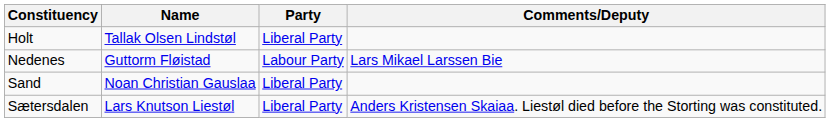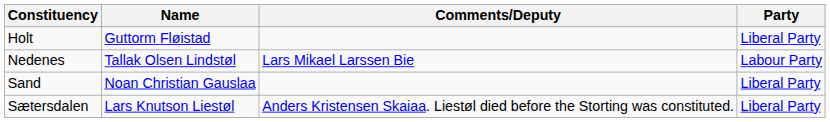columns swapped: (303, 15) <-> (586, 15)
(170, 38) Tallak Olsen Lindstøl -> (158, 38) Guttorm Fløistad
(158, 60) Guttorm Fløistad -> (170, 60) Tallak Olsen Lindstøl
